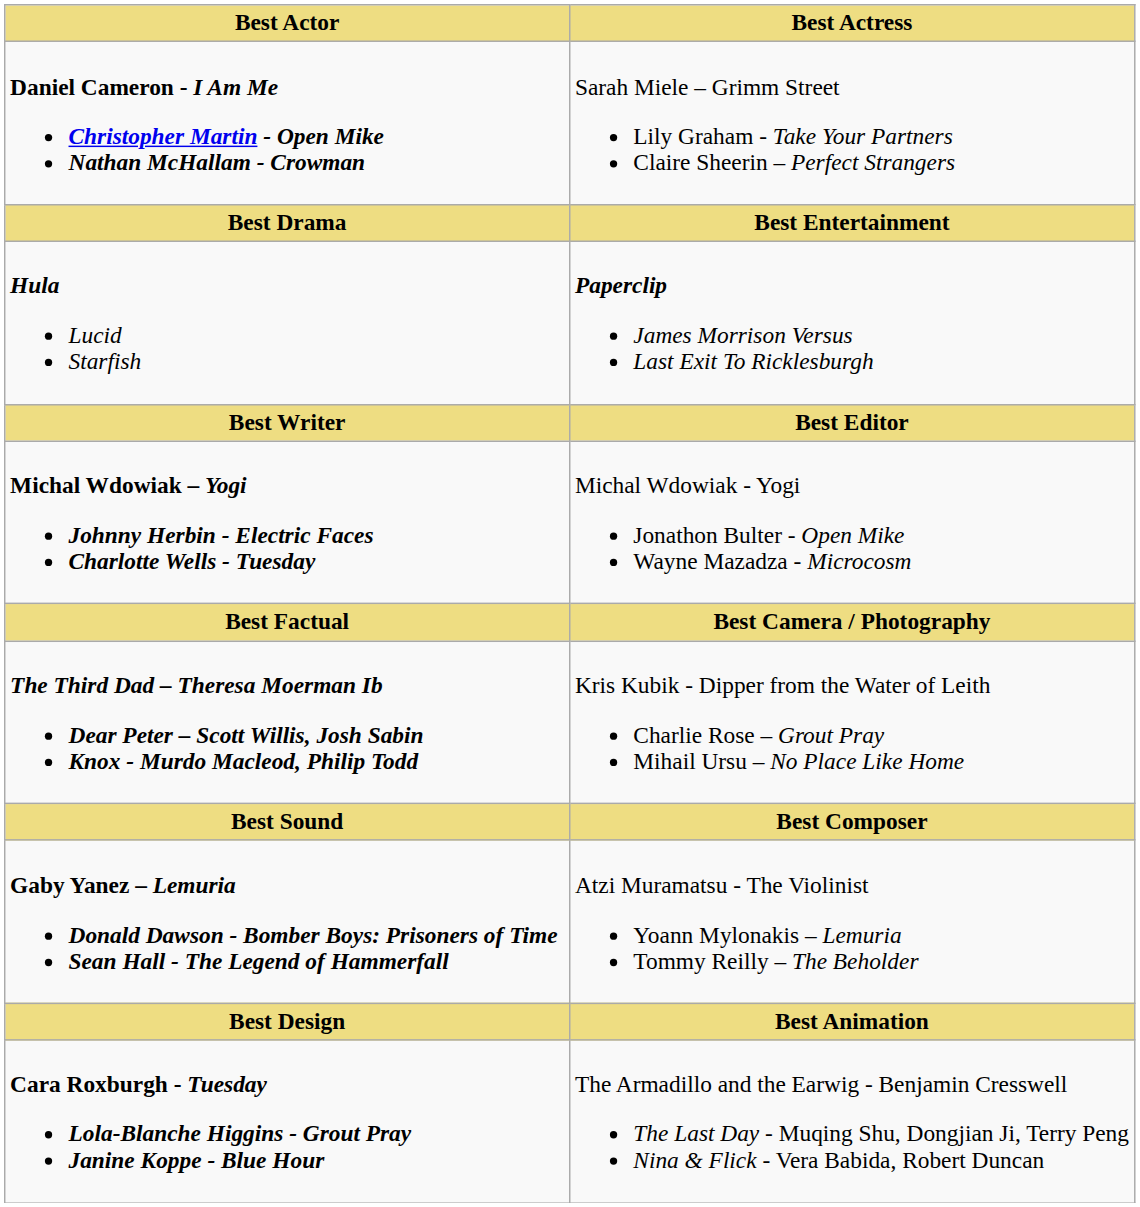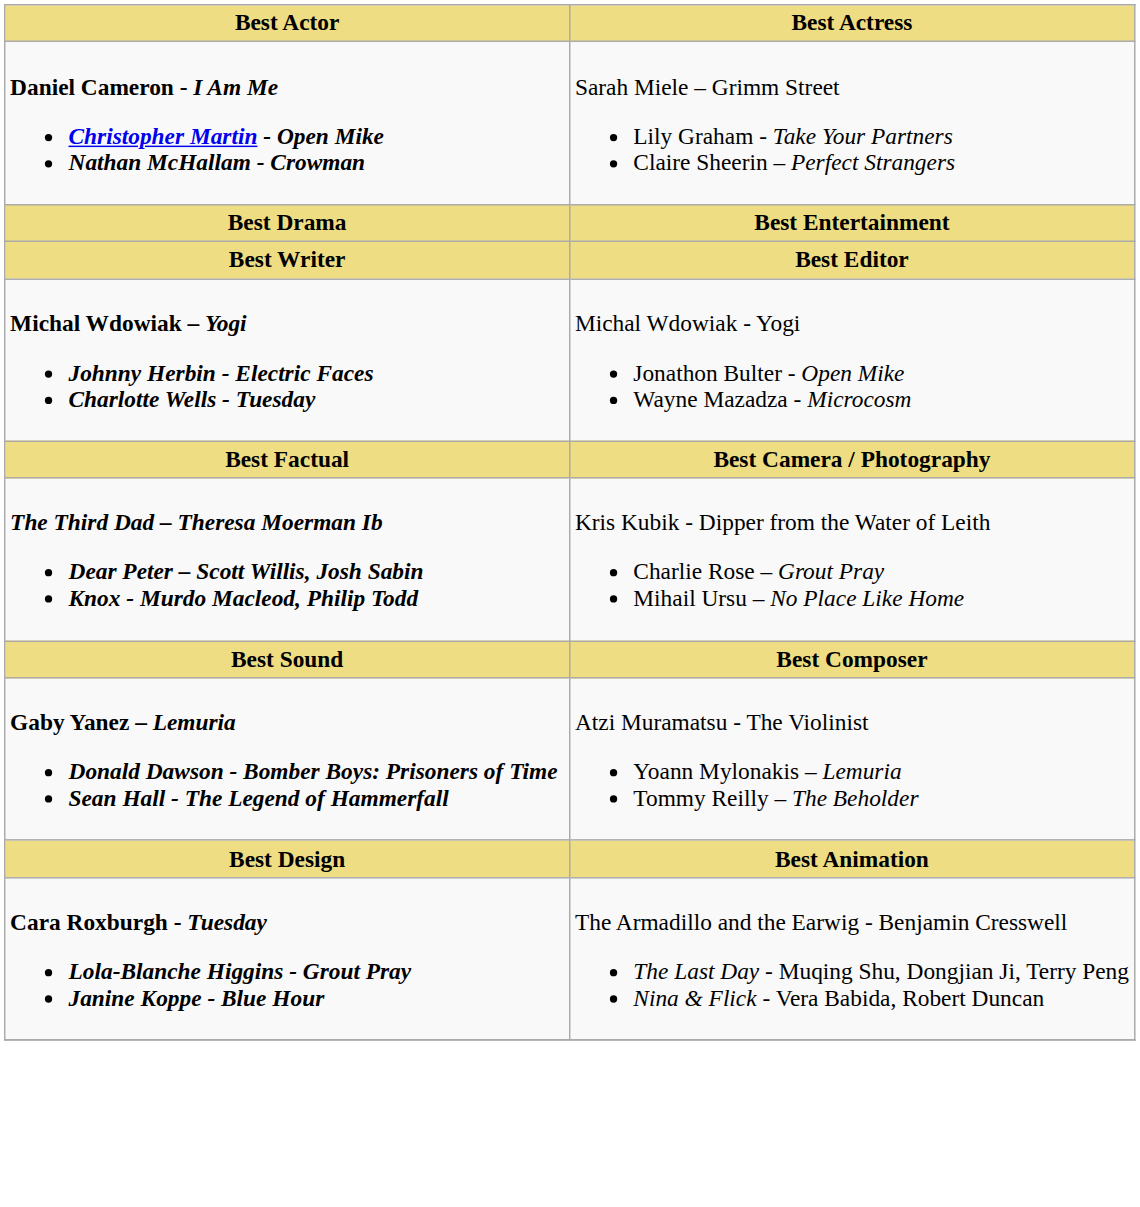- row: (287, 324)
